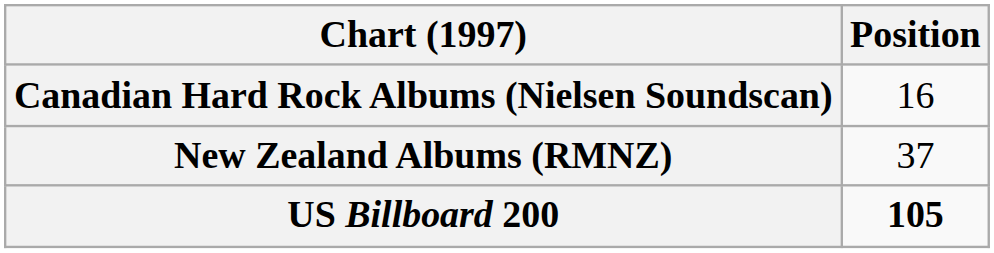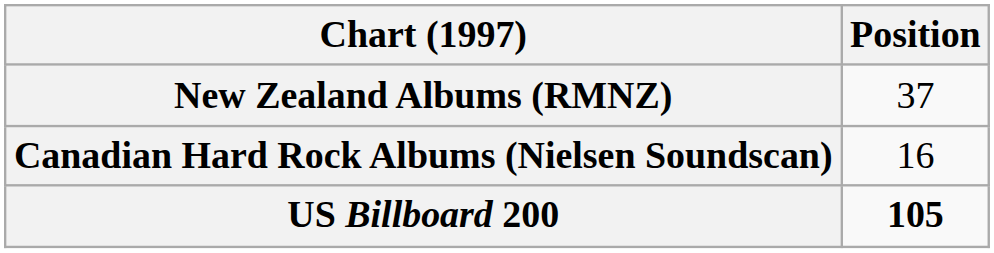rows swapped: (423, 94) <-> (423, 154)
